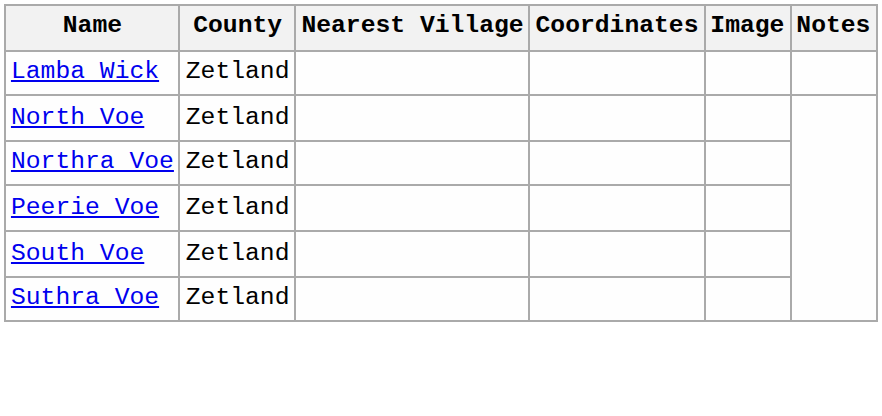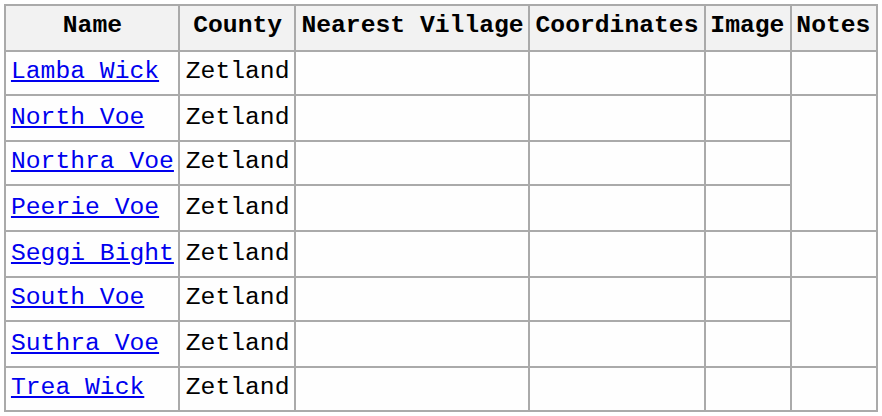+ row: (92, 253)
+ row: (78, 389)
